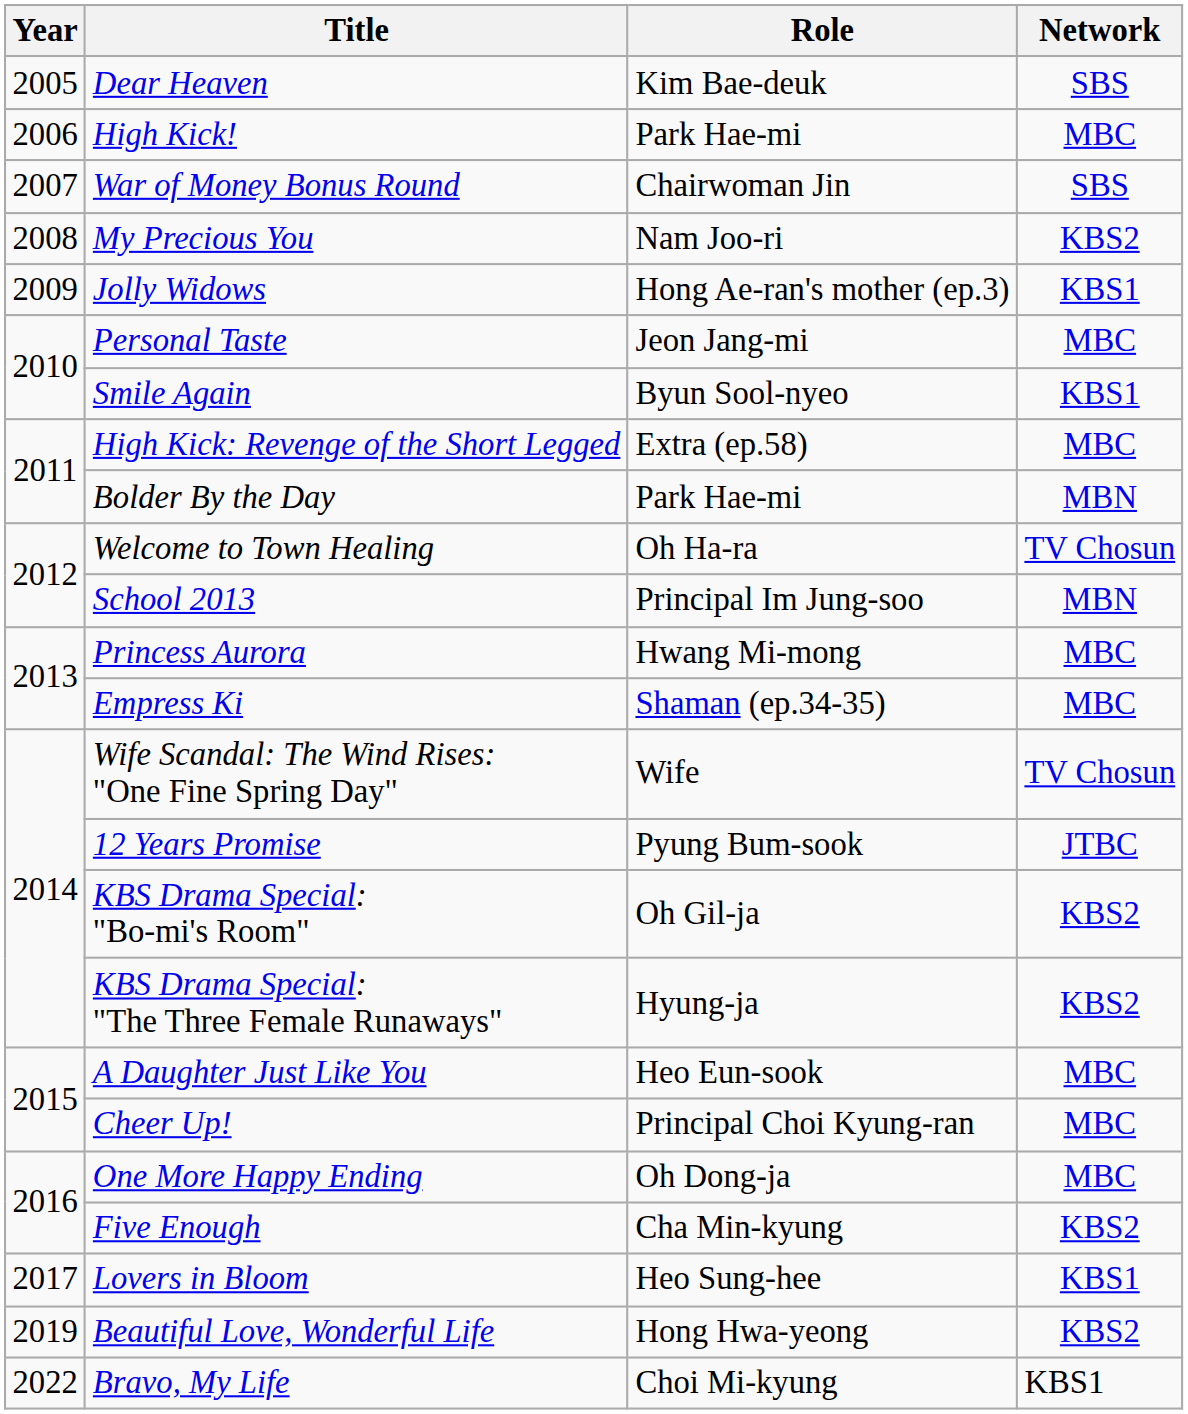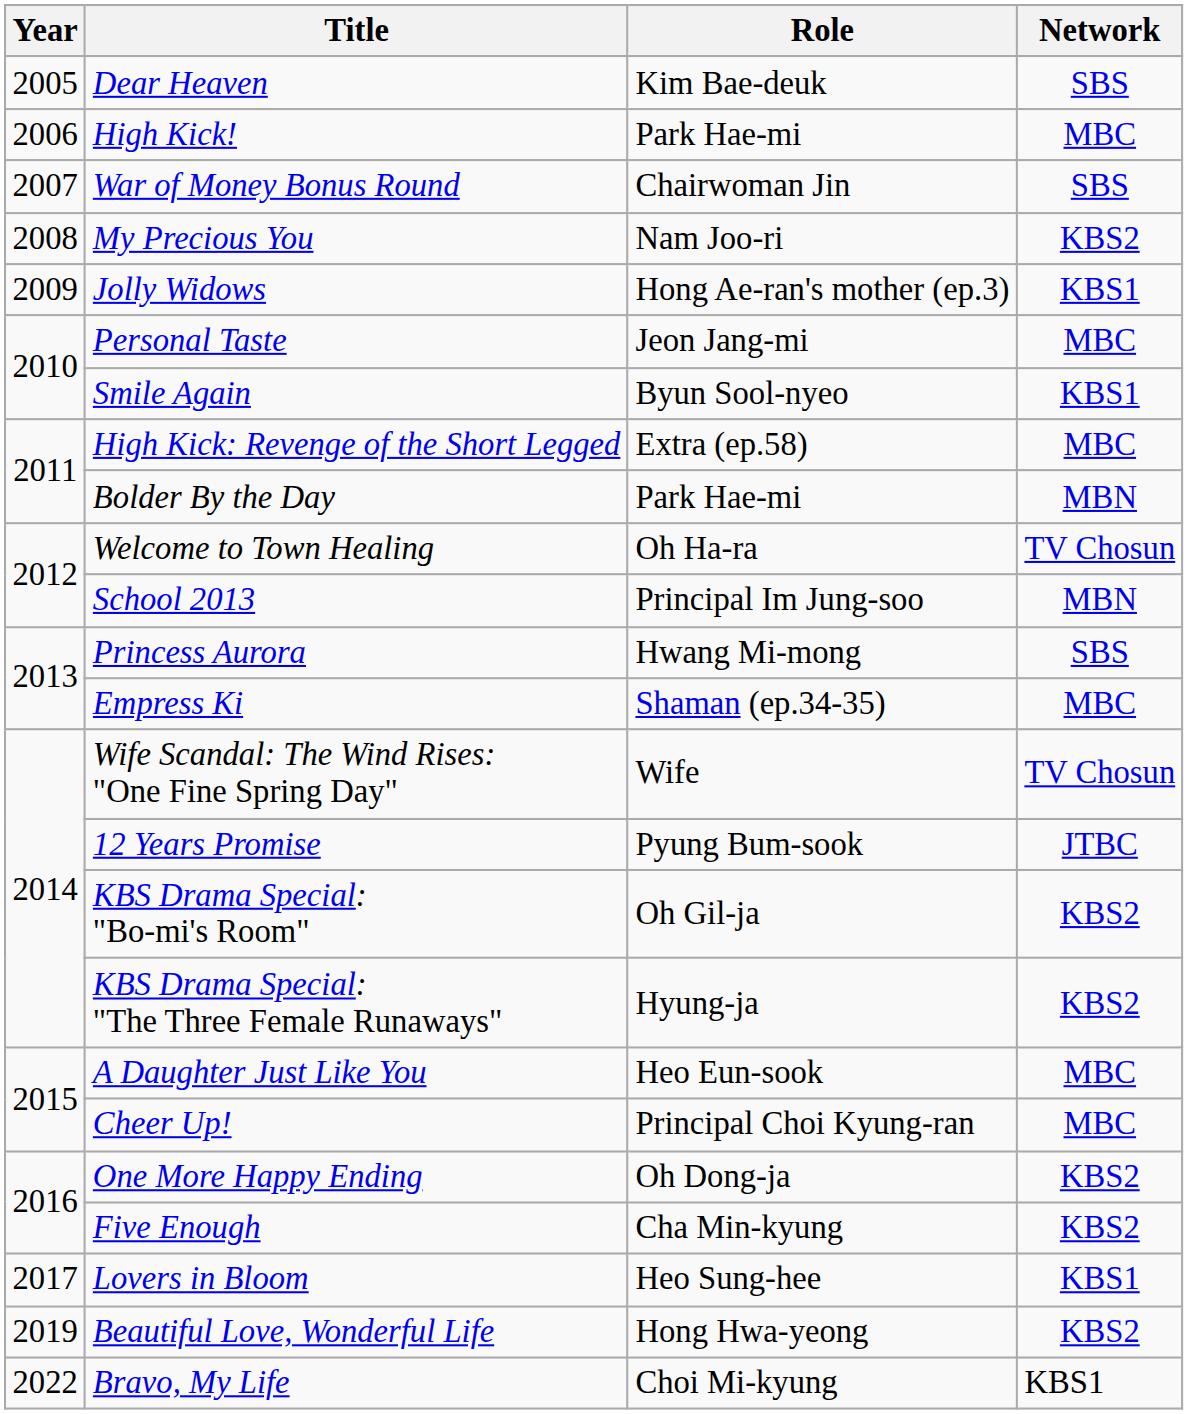(1100, 651) MBC -> (1100, 651) SBS
(1100, 1175) MBC -> (1100, 1175) KBS2
